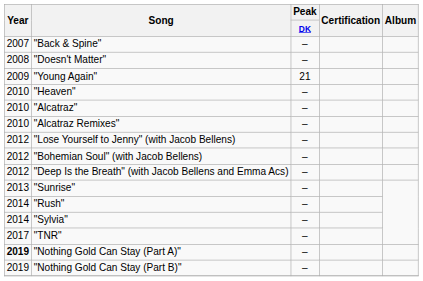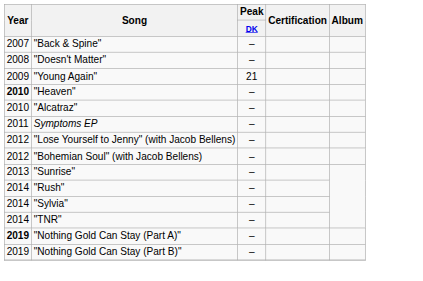(18, 92) normal -> (18, 92) bold
- row: (76, 124)
+ row: (66, 124)
- row: (161, 172)
(18, 236) 2017 -> (18, 220) 2014
